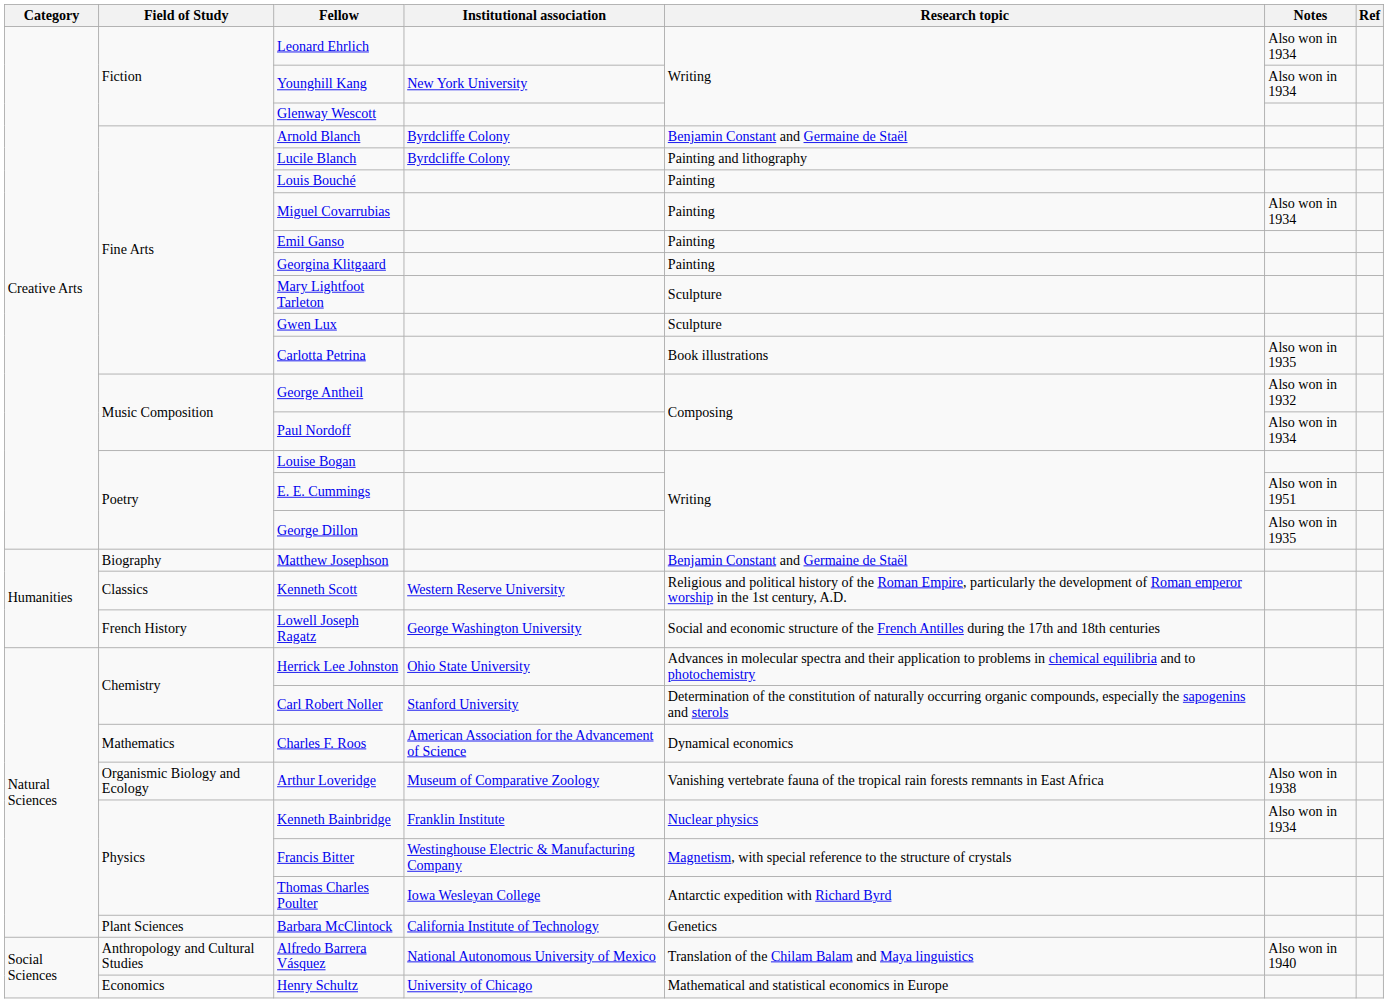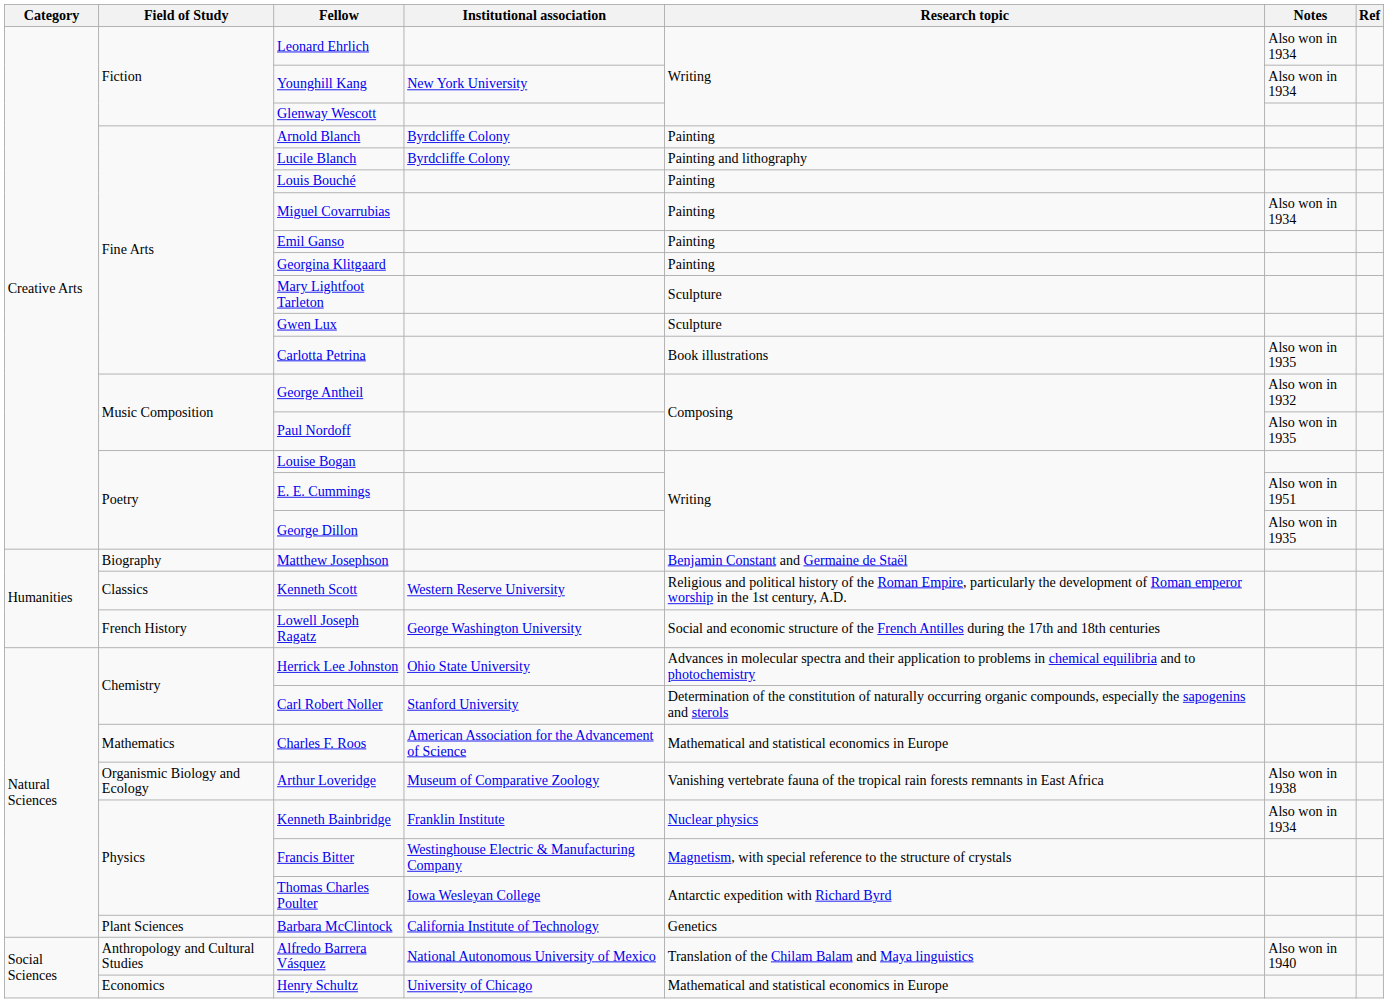(788, 136) Benjamin Constant and Germaine de Staël -> (691, 136) Painting
(1303, 431) Also won in 1934 -> (1303, 431) Also won in 1935
(731, 743) Dynamical economics -> (808, 743) Mathematical and statistical economics in Europe
